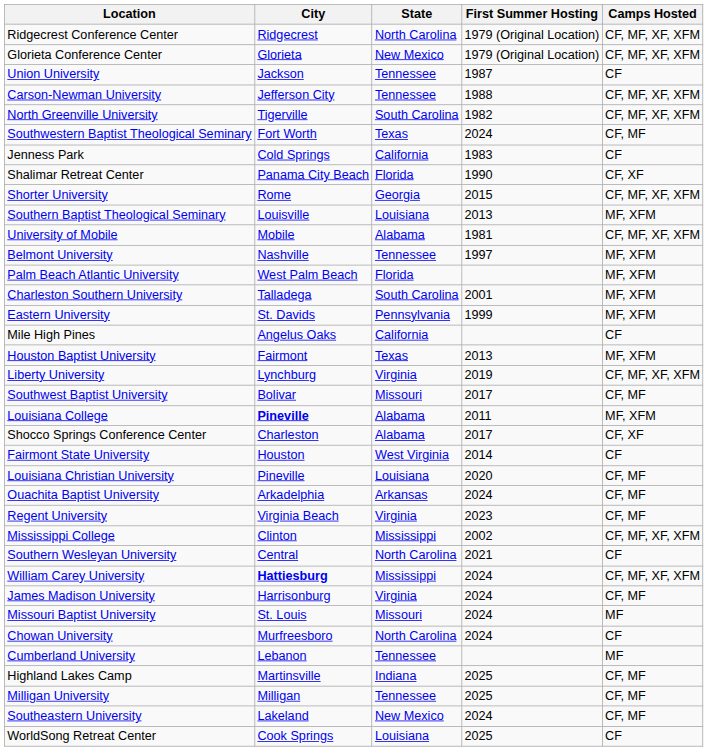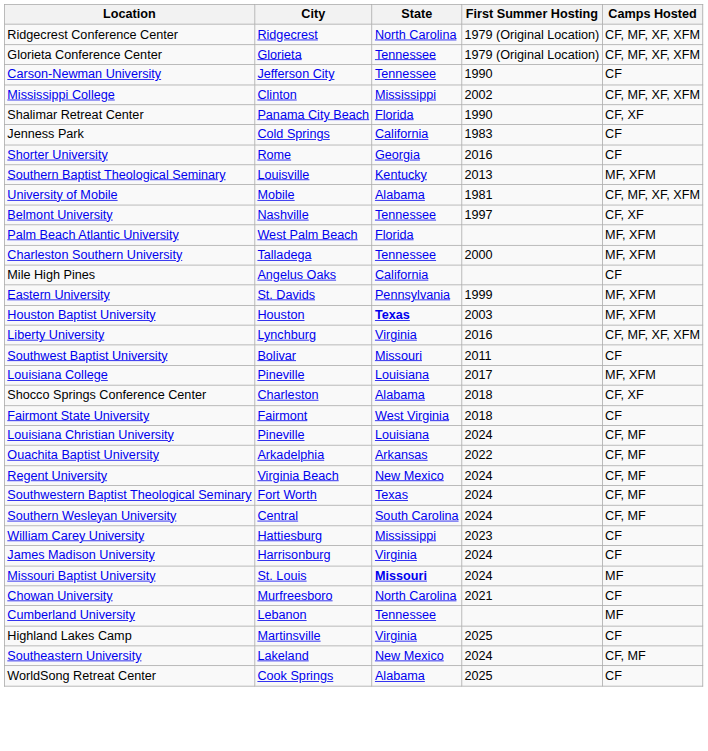(409, 54) New Mexico -> (406, 54) Tennessee
- row: (53, 74)
(478, 94) 1988 -> (478, 74) 1990
(653, 94) CF, MF, XF, XFM -> (614, 74) CF
- row: (82, 114)
rows swapped: (61, 535) <-> (129, 134)
rows swapped: (46, 154) <-> (75, 174)
(478, 194) 2015 -> (478, 154) 2016
(653, 194) CF, MF, XF, XFM -> (614, 154) CF
(402, 214) Louisiana -> (401, 174) Kentucky
(630, 255) MF, XFM -> (624, 214) CF, XF
(417, 295) South Carolina -> (406, 255) Tennessee
(478, 295) 2001 -> (478, 255) 2000
rows swapped: (51, 335) <-> (59, 315)
(282, 355) Fairmont -> (281, 315) Houston
(391, 355) normal -> (392, 315) bold
(478, 355) 2013 -> (478, 315) 2003
(478, 375) 2019 -> (478, 335) 2016
(478, 395) 2017 -> (478, 355) 2011
(625, 395) CF, MF -> (614, 355) CF
(283, 415) bold -> (281, 375) normal
(400, 415) Alabama -> (402, 375) Louisiana
(478, 415) 2011 -> (478, 375) 2017
(478, 435) 2017 -> (478, 395) 2018
(281, 455) Houston -> (282, 415) Fairmont
(478, 455) 2014 -> (478, 415) 2018
(478, 475) 2020 -> (478, 435) 2024
(478, 495) 2024 -> (478, 455) 2022
(396, 515) Virginia -> (409, 475) New Mexico
(478, 515) 2023 -> (478, 475) 2024
(416, 555) North Carolina -> (417, 515) South Carolina
(478, 555) 2021 -> (478, 515) 2024
(614, 555) CF -> (625, 515) CF, MF
(293, 575) bold -> (290, 535) normal
(478, 575) 2024 -> (478, 535) 2023
(653, 575) CF, MF, XF, XFM -> (614, 535) CF
(625, 595) CF, MF -> (614, 555) CF
(398, 615) normal -> (401, 575) bold
(478, 635) 2024 -> (478, 595) 2021
(396, 676) Indiana -> (396, 635) Virginia
(625, 676) CF, MF -> (614, 635) CF
- row: (58, 696)
(402, 736) Louisiana -> (400, 676) Alabama
